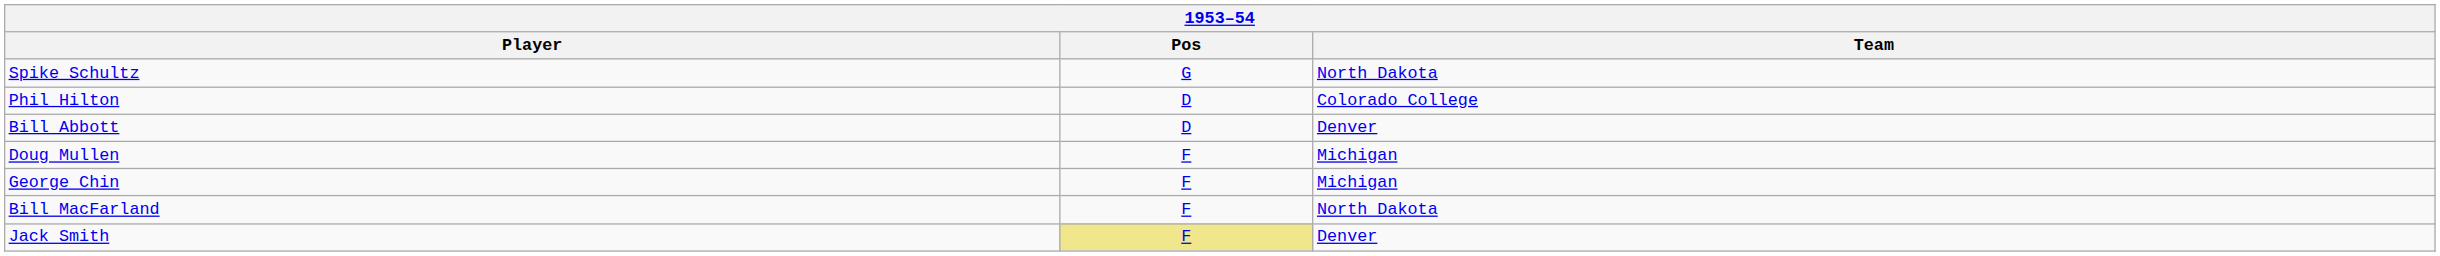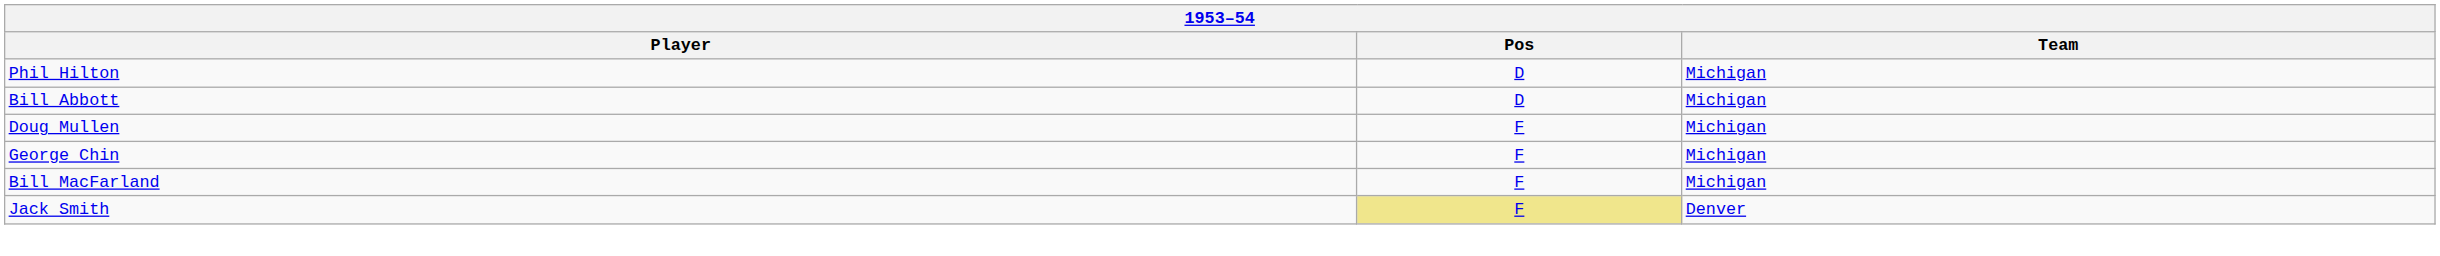- row: (74, 73)
(1397, 100) Colorado College -> (1726, 73) Michigan
(1347, 128) Denver -> (1726, 100) Michigan
(1377, 210) North Dakota -> (1726, 182) Michigan
